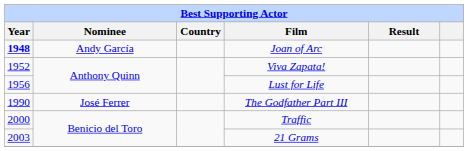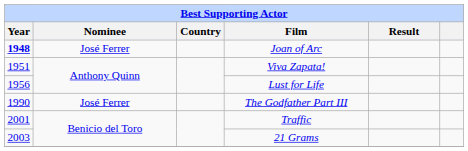(105, 48) Andy García -> (105, 48) José Ferrer
(19, 66) 1952 -> (19, 66) 1951
(19, 119) 2000 -> (19, 119) 2001
